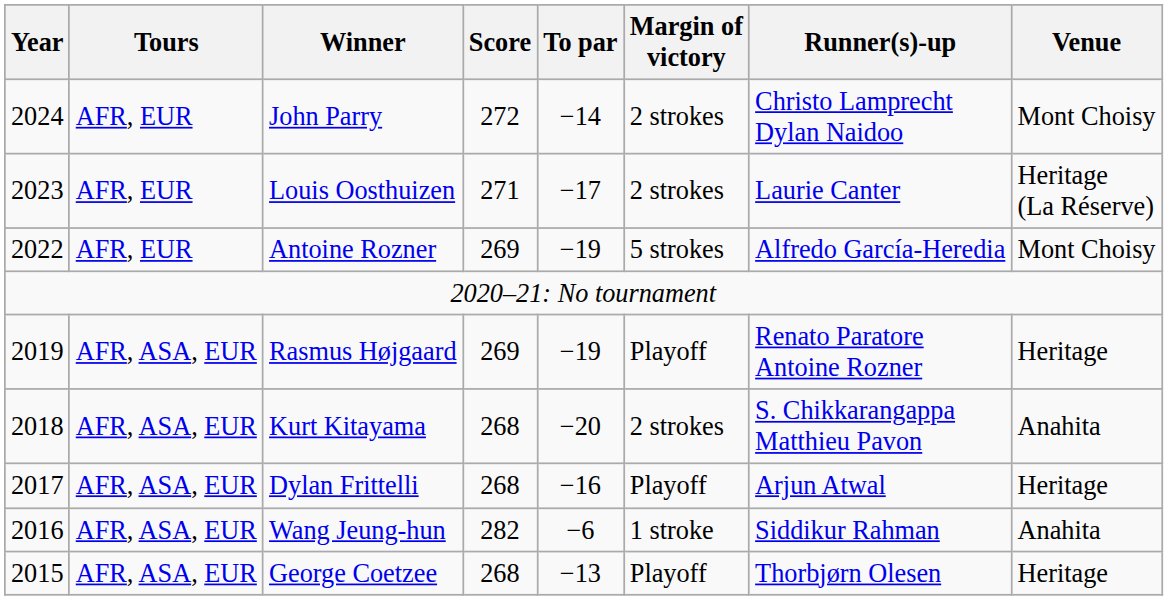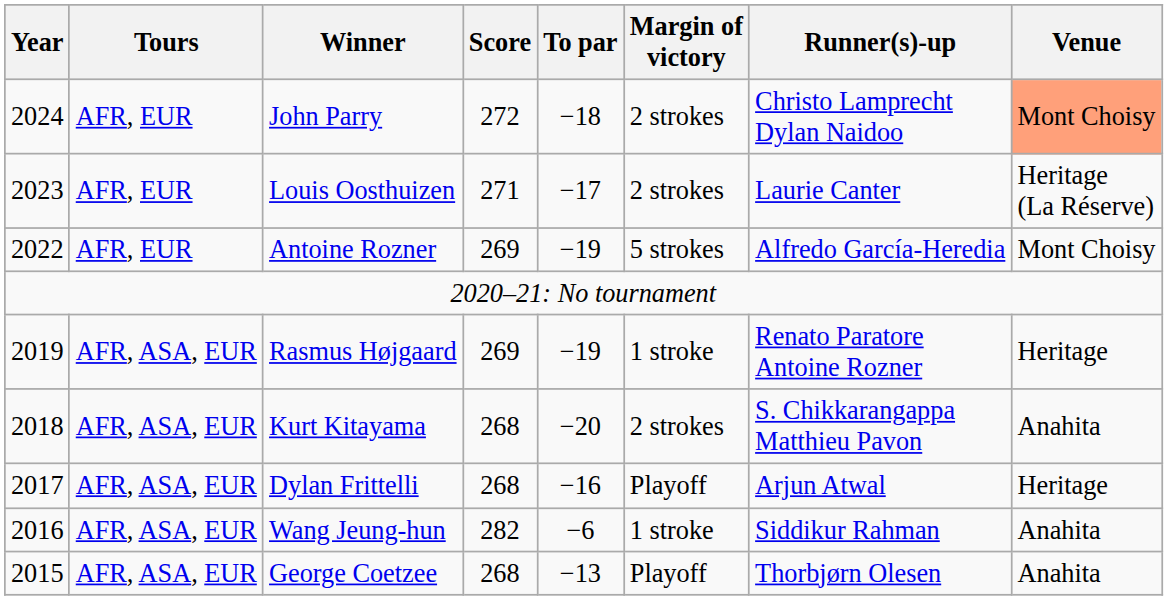(580, 116) −14 -> (580, 116) −18
(1087, 116) no background -> (1087, 116) lightsalmon background
(668, 352) Playoff -> (672, 352) 1 stroke
(1063, 572) Heritage -> (1059, 572) Anahita
